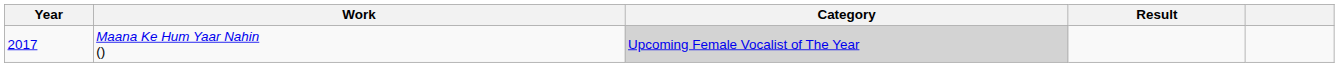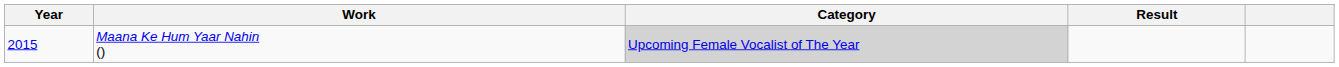(22, 44) 2017 -> (22, 44) 2015
